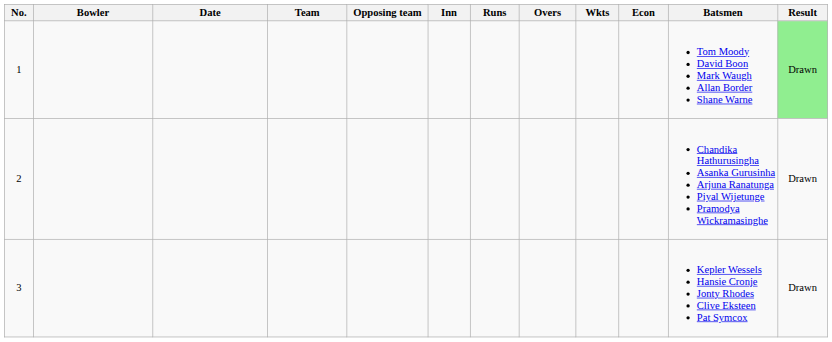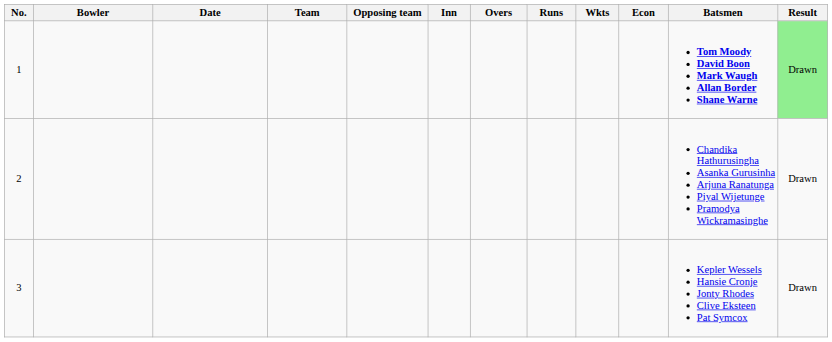columns swapped: (548, 12) <-> (495, 12)
(723, 76) normal -> (723, 76) bold
